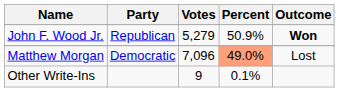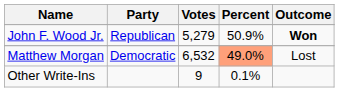(199, 55) 7,096 -> (199, 55) 6,532
